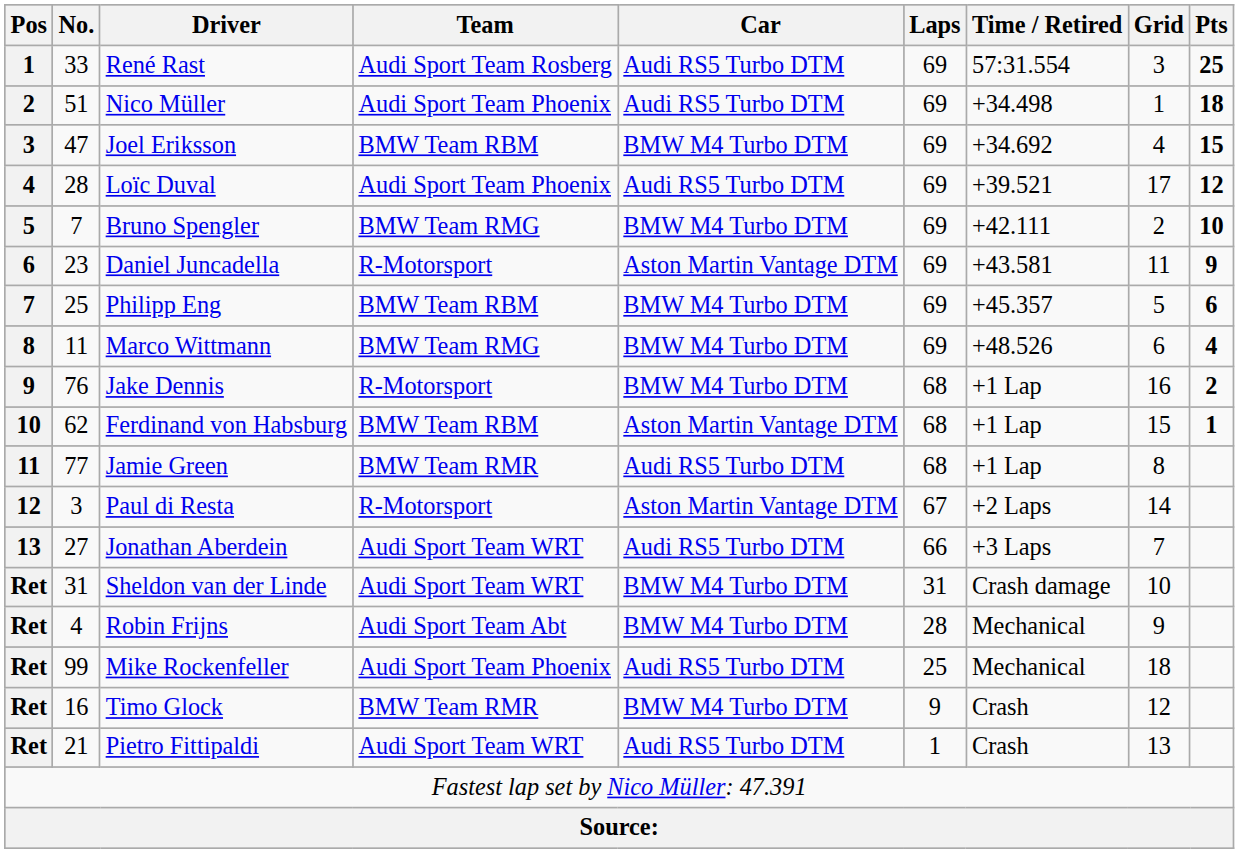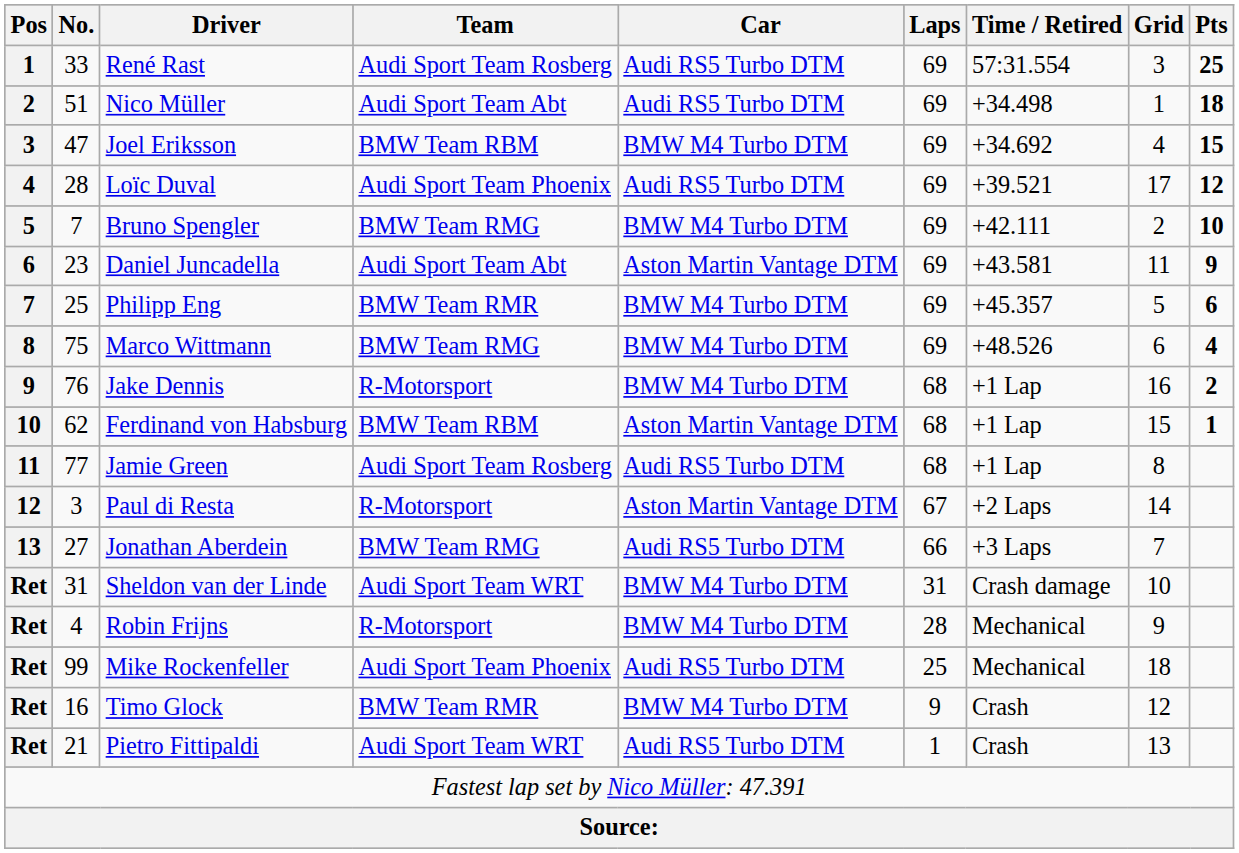(485, 105) Audi Sport Team Phoenix -> (462, 105) Audi Sport Team Abt
(425, 265) R-Motorsport -> (462, 265) Audi Sport Team Abt
(448, 305) BMW Team RBM -> (448, 305) BMW Team RMR
(76, 346) 11 -> (76, 346) 75
(448, 466) BMW Team RMR -> (485, 466) Audi Sport Team Rosberg
(471, 546) Audi Sport Team WRT -> (449, 546) BMW Team RMG
(462, 627) Audi Sport Team Abt -> (425, 627) R-Motorsport
